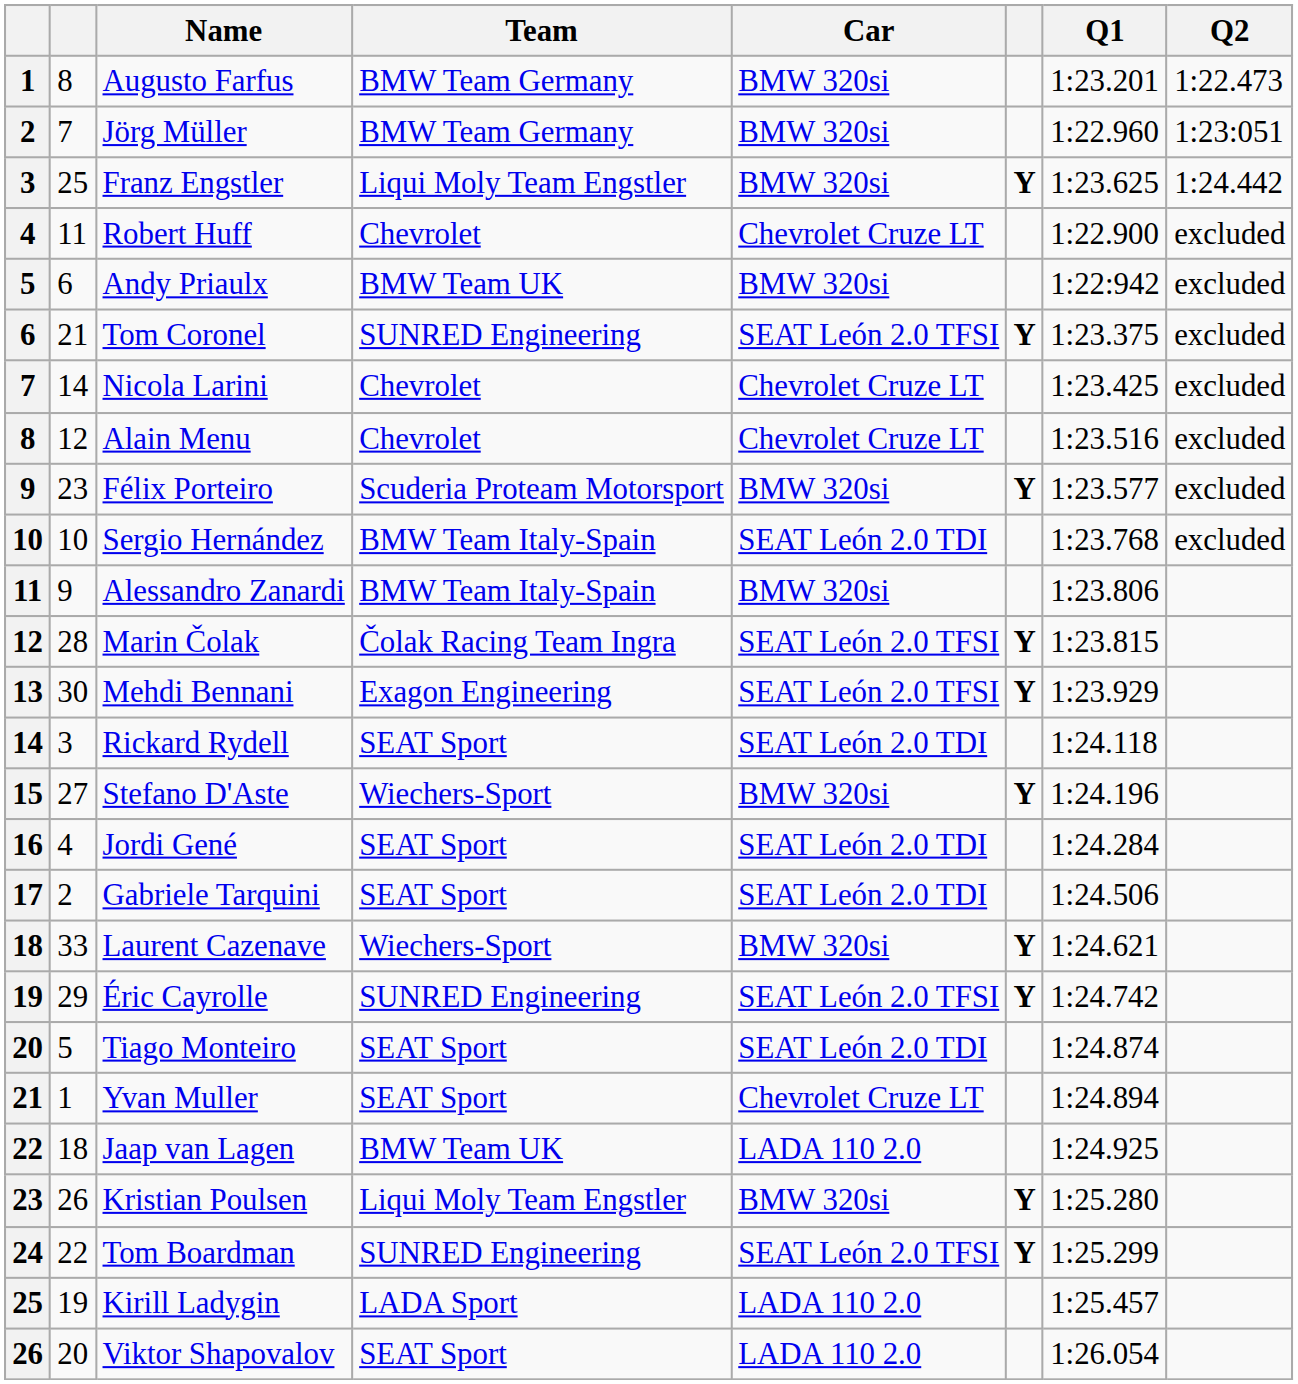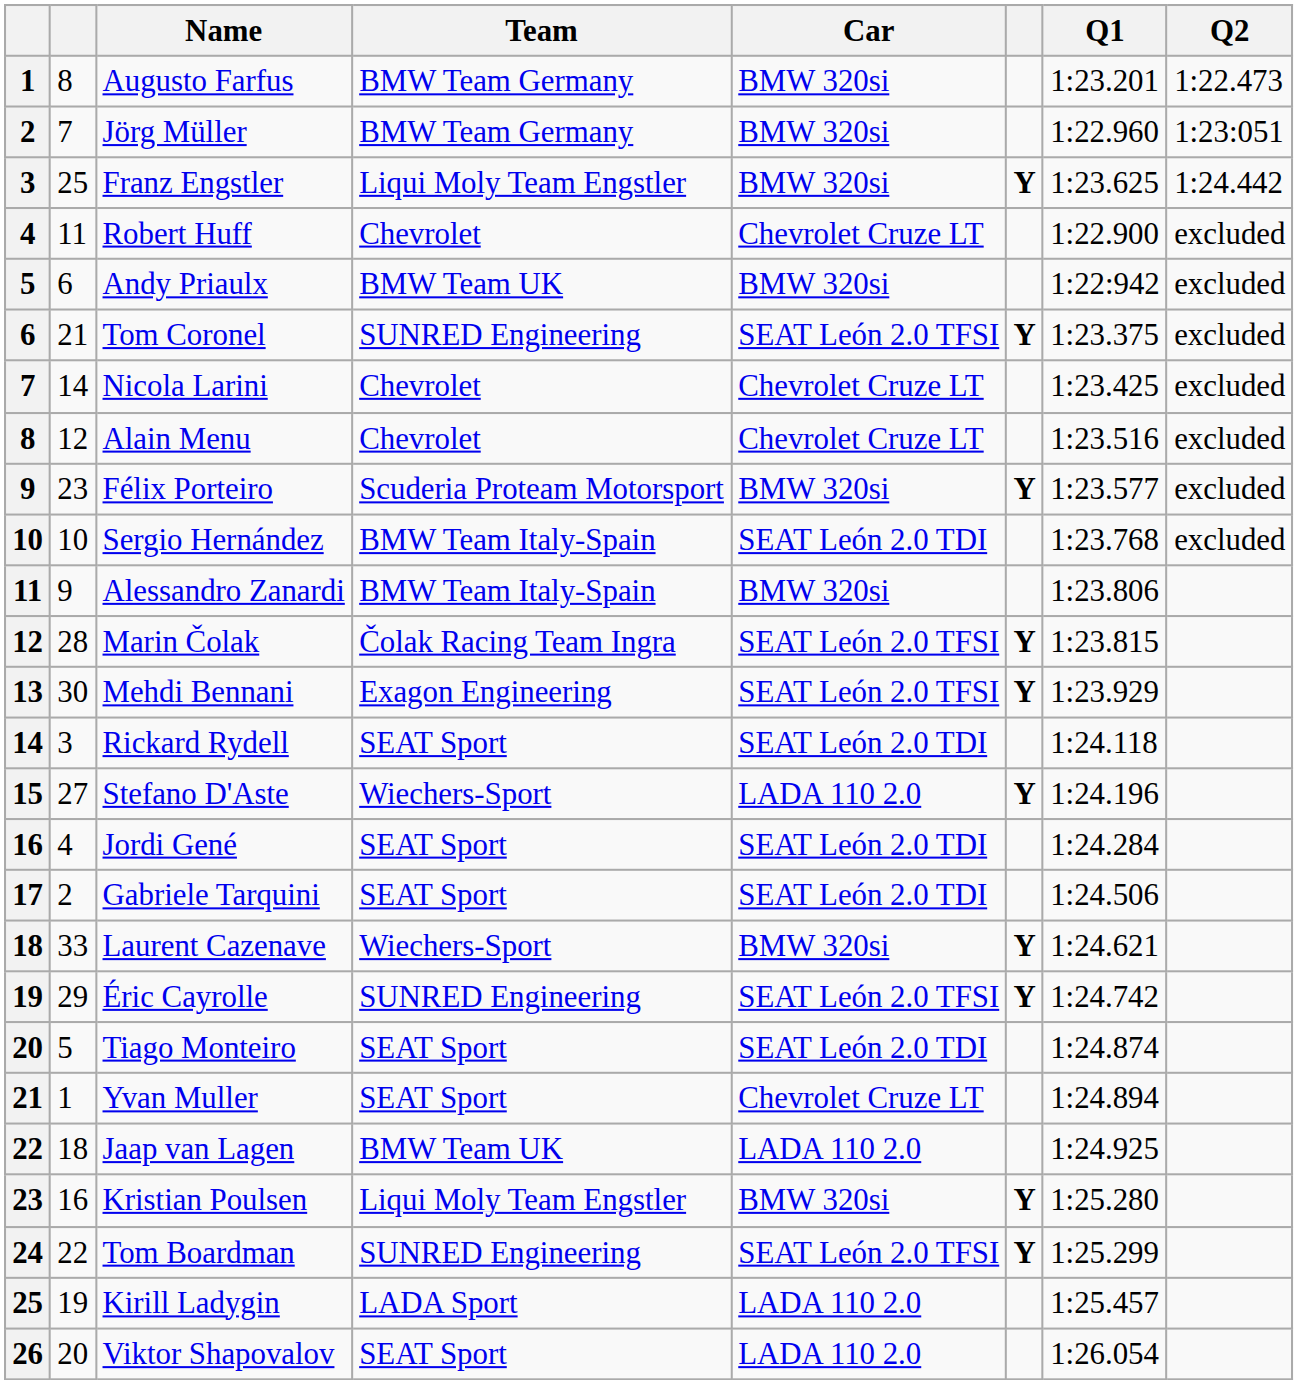(814, 793) BMW 320si -> (830, 793) LADA 110 2.0
(73, 1200) 26 -> (73, 1200) 16
